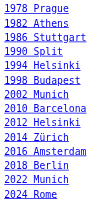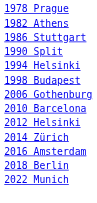- row: (37, 94)
+ row: (48, 94)
- row: (31, 194)
